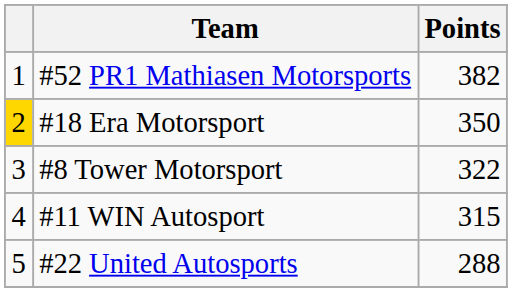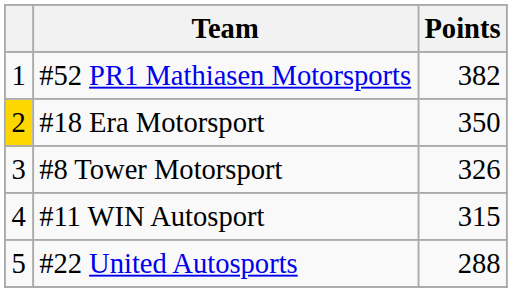(479, 169) 322 -> (479, 169) 326
